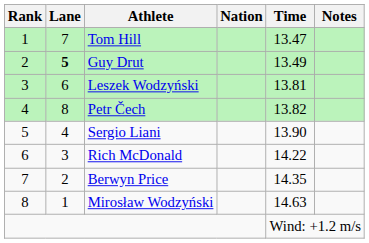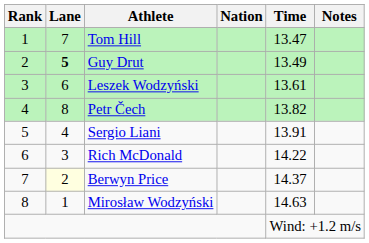(290, 86) 13.81 -> (290, 86) 13.61
(290, 132) 13.90 -> (290, 132) 13.91
(65, 179) no background -> (65, 179) lightyellow background
(290, 179) 14.35 -> (290, 179) 14.37
